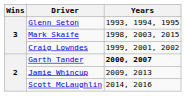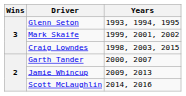(143, 36) 1998, 2003, 2015 -> (143, 36) 1999, 2001, 2002
(143, 48) 1999, 2001, 2002 -> (143, 48) 1998, 2003, 2015
(129, 60) bold -> (129, 60) normal
